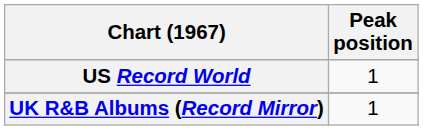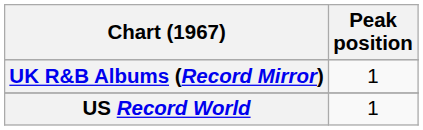rows swapped: (167, 108) <-> (167, 76)
